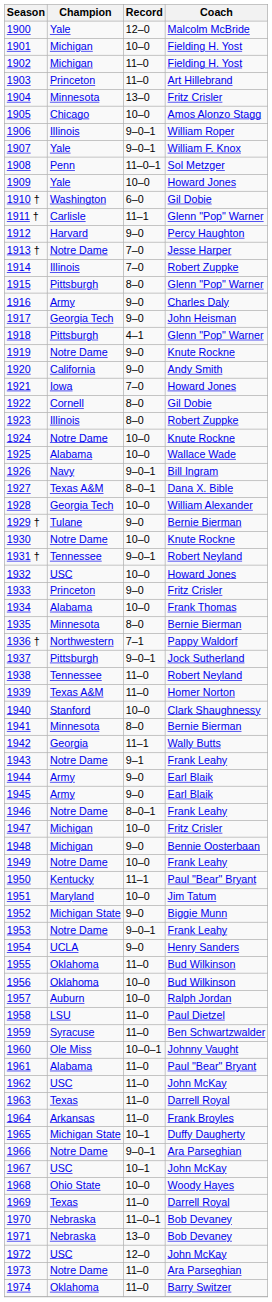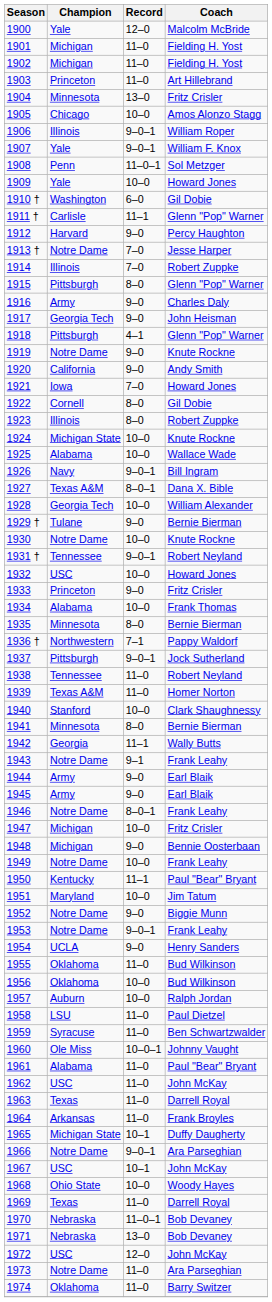(138, 47) 10–0 -> (137, 47) 11–0
(79, 438) Notre Dame -> (85, 438) Michigan State
(85, 914) Michigan State -> (79, 914) Notre Dame
